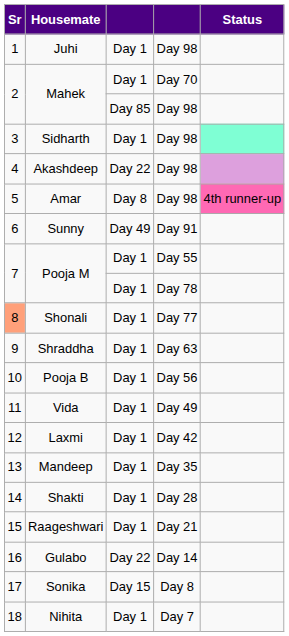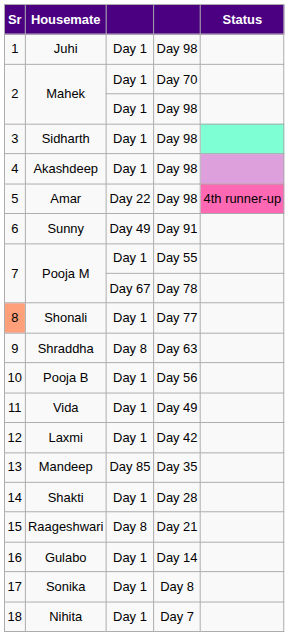(130, 109) Day 85 -> (130, 109) Day 1
(130, 168) Day 22 -> (130, 168) Day 1
(130, 198) Day 8 -> (130, 198) Day 22
(130, 288) Day 1 -> (130, 288) Day 67
(130, 348) Day 1 -> (130, 348) Day 8
(130, 467) Day 1 -> (130, 467) Day 85
(130, 527) Day 1 -> (130, 527) Day 8
(130, 557) Day 22 -> (130, 557) Day 1
(130, 586) Day 15 -> (130, 586) Day 1
